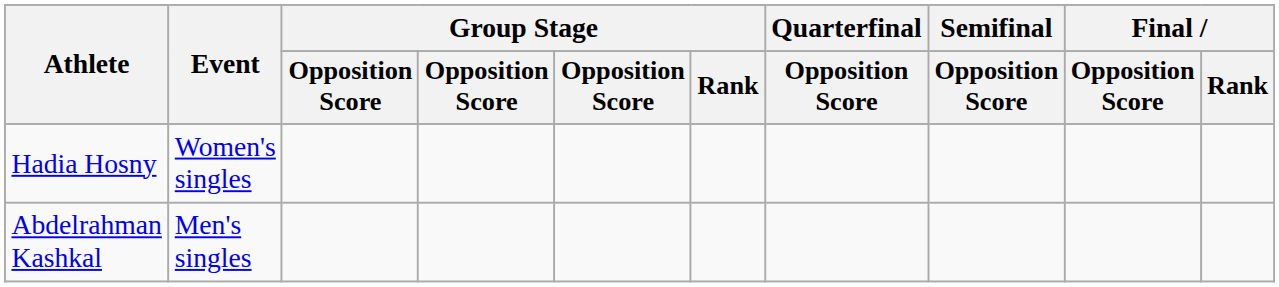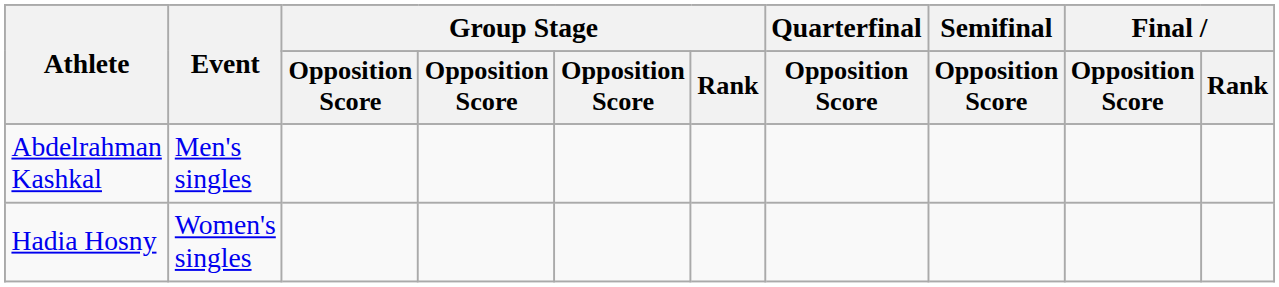rows swapped: (87, 241) <-> (84, 163)
